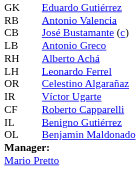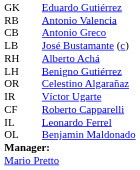(85, 32) José Bustamante (c) -> (74, 32) Antonio Greco
(74, 45) Antonio Greco -> (85, 45) José Bustamante (c)
(77, 71) Leonardo Ferrel -> (82, 71) Benigno Gutiérrez
(82, 122) Benigno Gutiérrez -> (77, 122) Leonardo Ferrel
